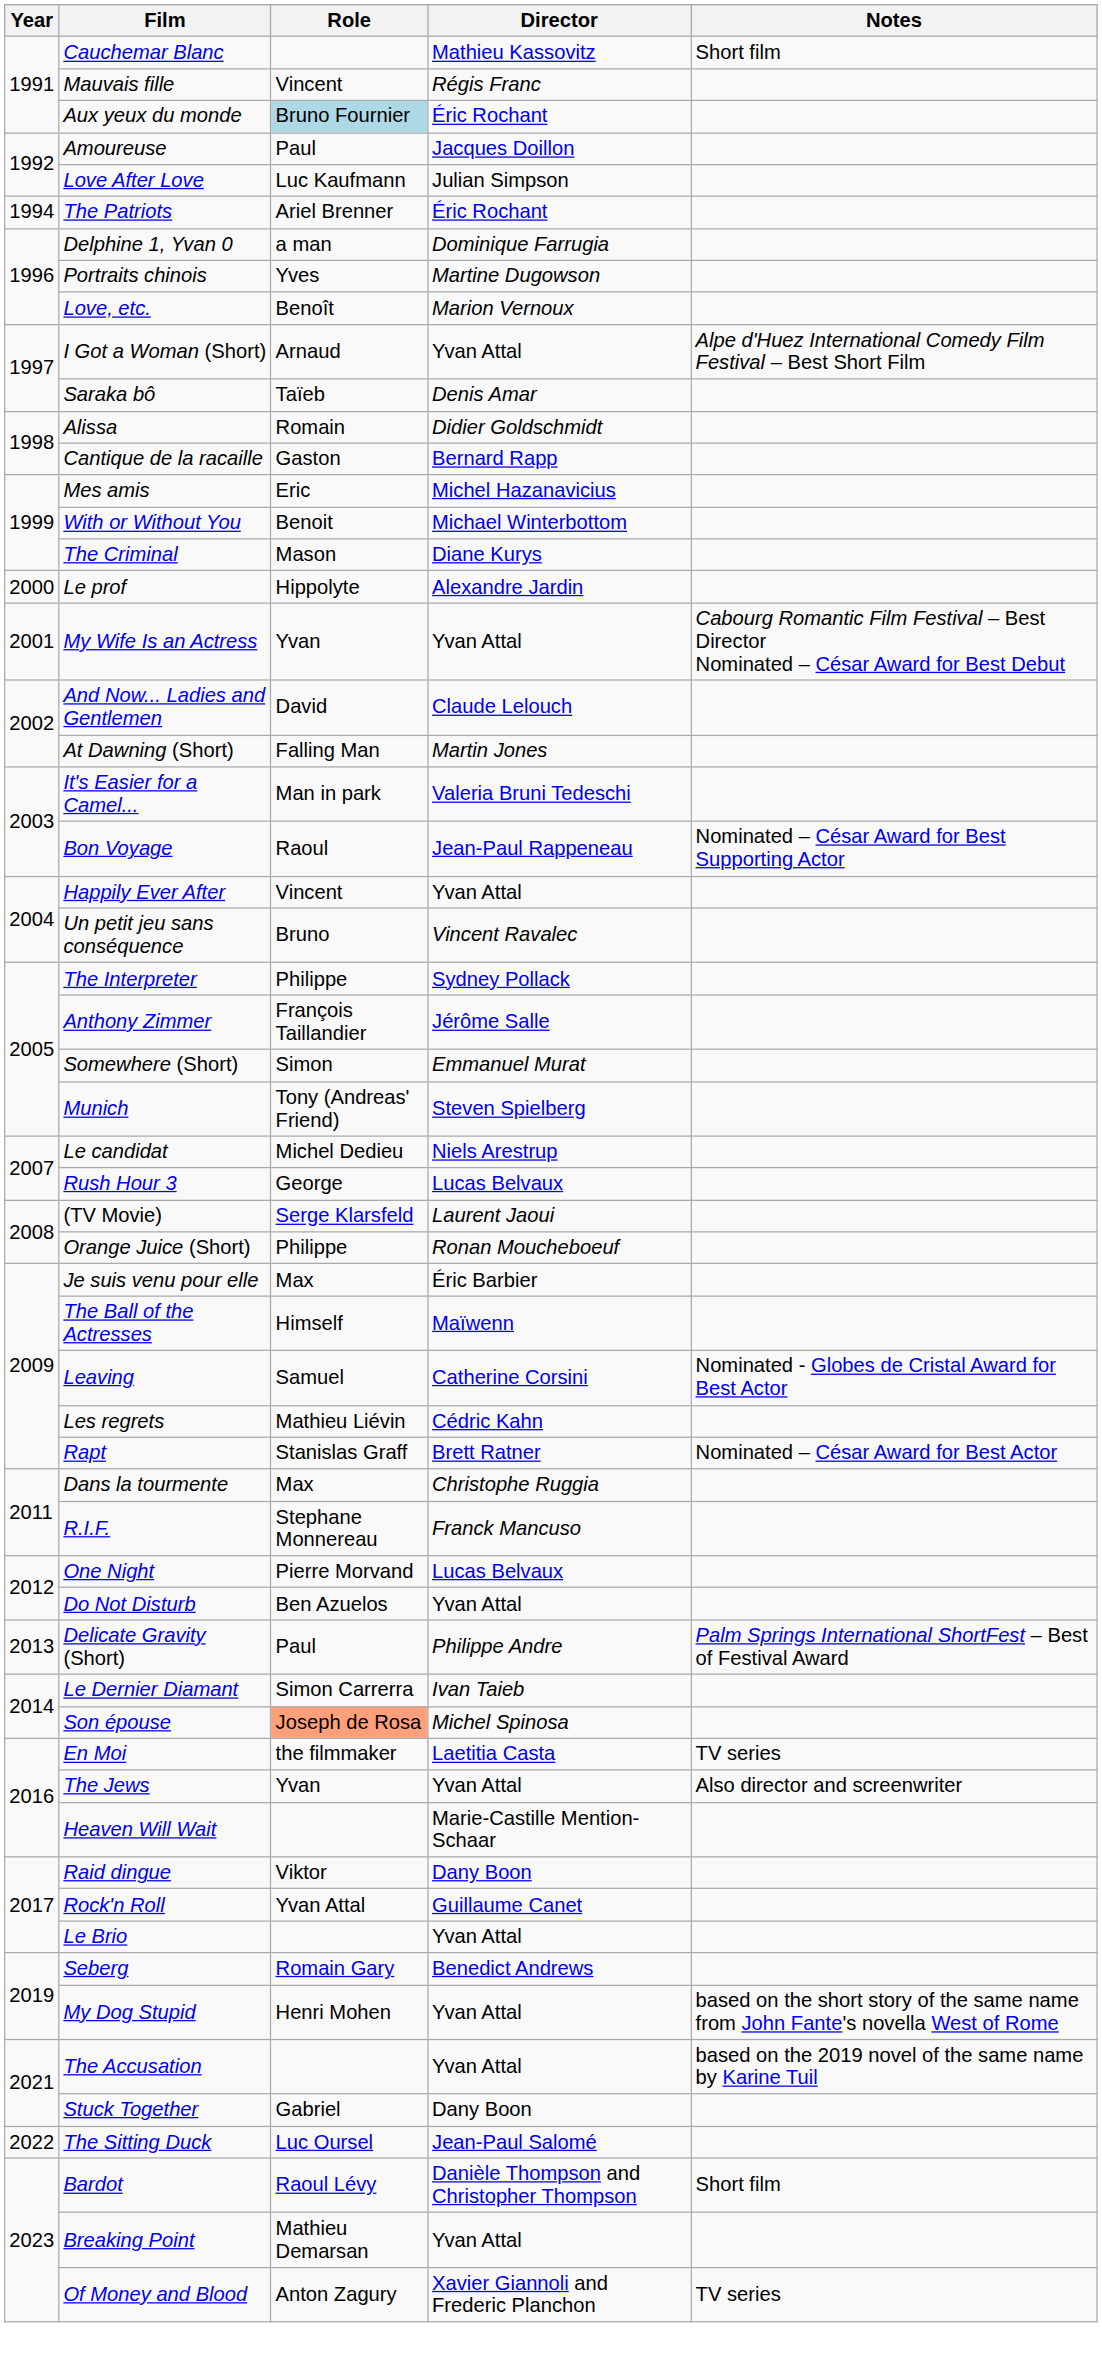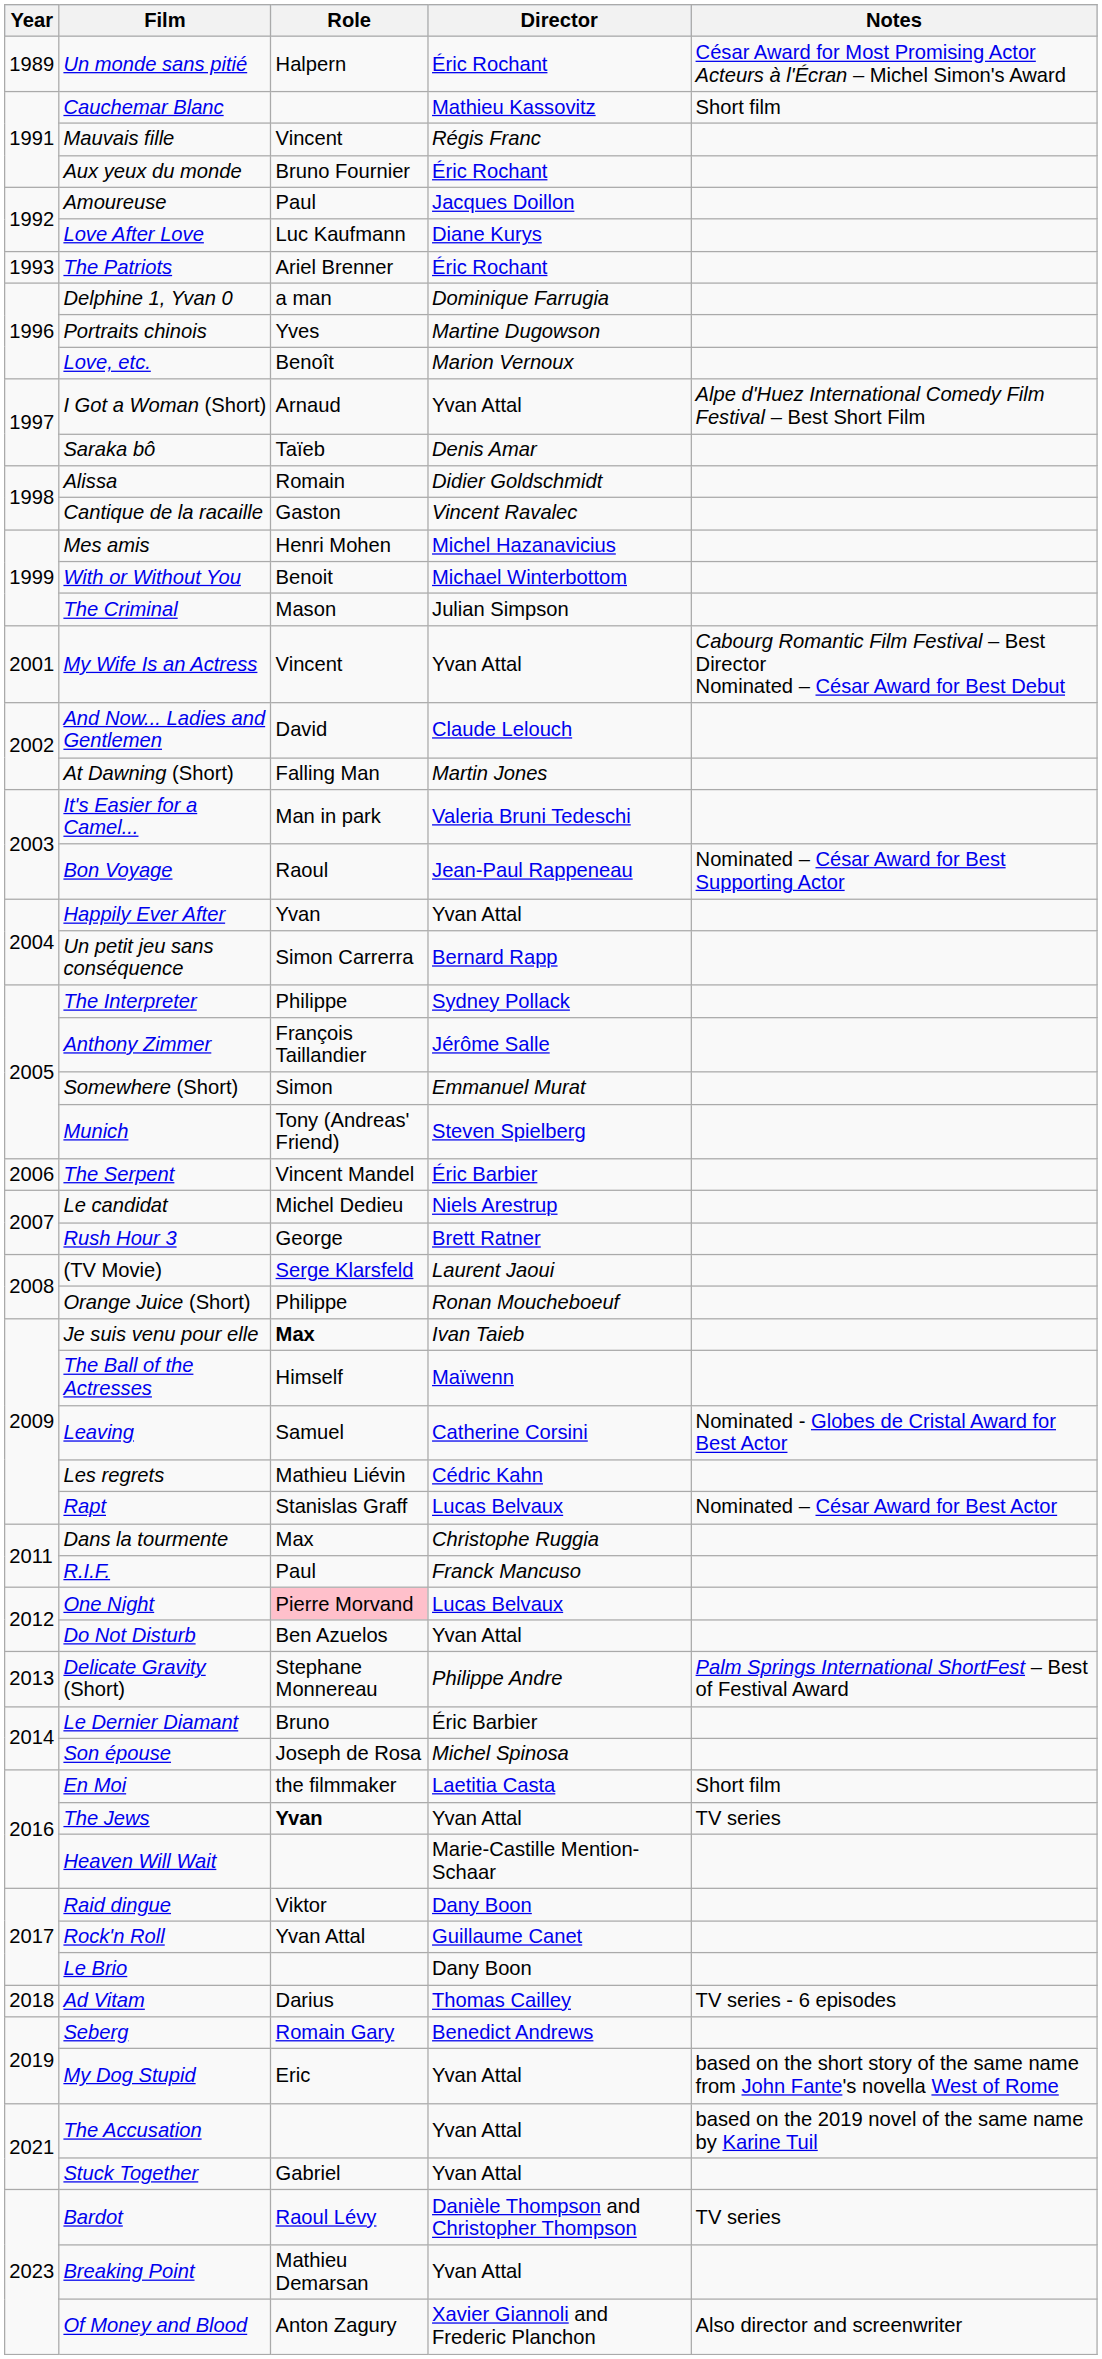+ row: (155, 63)
(343, 116) lightblue background -> (343, 171) no background
(500, 180) Julian Simpson -> (487, 235) Diane Kurys
(32, 212) 1994 -> (32, 266) 1993
(495, 458) Bernard Rapp -> (505, 513) Vincent Ravalec
(293, 490) Eric -> (333, 545) Henri Mohen
(487, 554) Diane Kurys -> (500, 609) Julian Simpson
- row: (95, 586)
(298, 641) Yvan -> (309, 664) Vincent
(309, 891) Vincent -> (298, 914) Yvan
(302, 935) Bruno -> (344, 957) Simon Carrerra
(505, 935) Vincent Ravalec -> (495, 957) Bernard Rapp
+ row: (119, 1174)
(498, 1183) Lucas Belvaux -> (486, 1238) Brett Ratner
(295, 1279) normal -> (295, 1334) bold
(485, 1279) Éric Barbier -> (478, 1334) Ivan Taieb
(486, 1452) Brett Ratner -> (498, 1507) Lucas Belvaux
(327, 1528) Stephane Monnereau -> (296, 1571) Paul
(344, 1571) no background -> (344, 1603) pink background
(296, 1646) Paul -> (327, 1678) Stephane Monnereau
(344, 1690) Simon Carrerra -> (302, 1722) Bruno
(478, 1690) Ivan Taieb -> (485, 1722) Éric Barbier
(348, 1722) lightsalmon background -> (348, 1754) no background
(738, 1754) TV series -> (738, 1786) Short film
(298, 1786) normal -> (299, 1818) bold
(829, 1786) Also director and screenwriter -> (738, 1818) TV series
(477, 1936) Yvan Attal -> (482, 1968) Dany Boon
+ row: (104, 2000)
(333, 2011) Henri Mohen -> (293, 2075) Eric
(482, 2109) Dany Boon -> (477, 2173) Yvan Attal
- row: (137, 2141)
(738, 2185) Short film -> (738, 2217) TV series
(738, 2294) TV series -> (829, 2326) Also director and screenwriter
